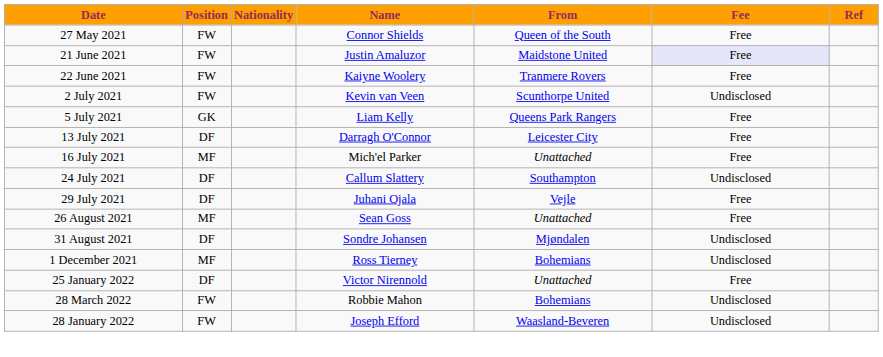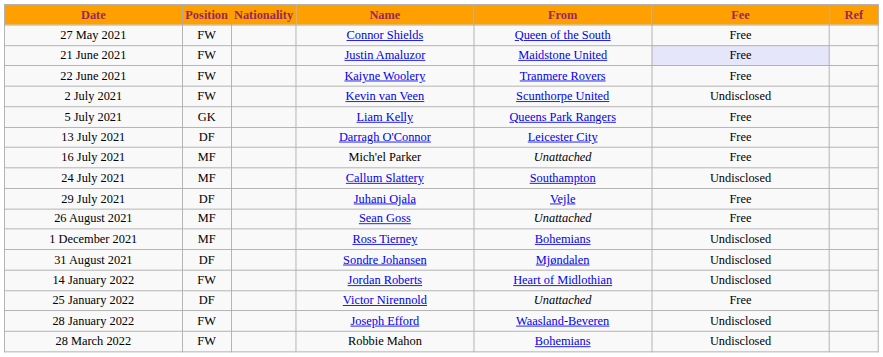(207, 178) DF -> (207, 178) MF
rows swapped: (93, 239) <-> (93, 260)
+ row: (93, 280)
rows swapped: (93, 321) <-> (93, 301)
